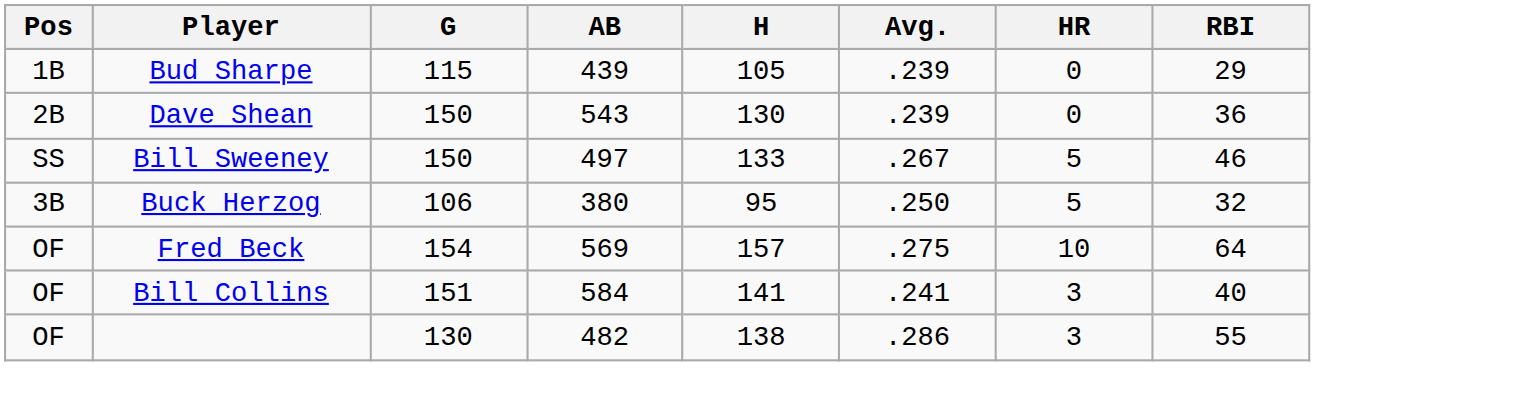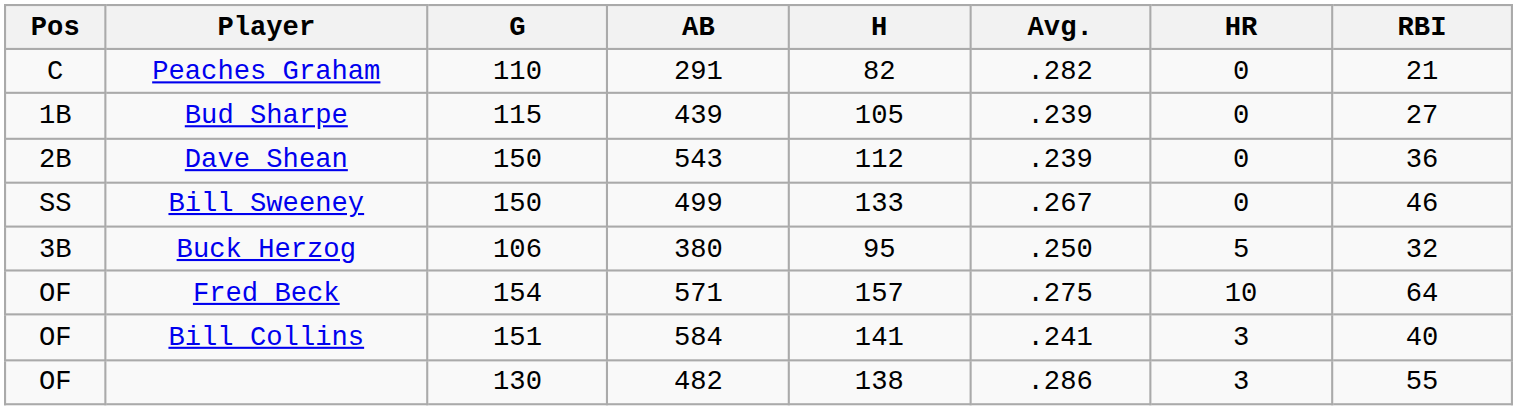+ row: (266, 71)
(1231, 71) 29 -> (1422, 116) 27
(761, 116) 130 -> (879, 160) 112
(605, 160) 497 -> (698, 204) 499
(1074, 160) 5 -> (1241, 204) 0
(605, 249) 569 -> (698, 293) 571
